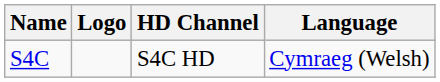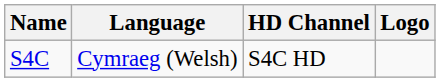columns swapped: (102, 22) <-> (349, 22)
